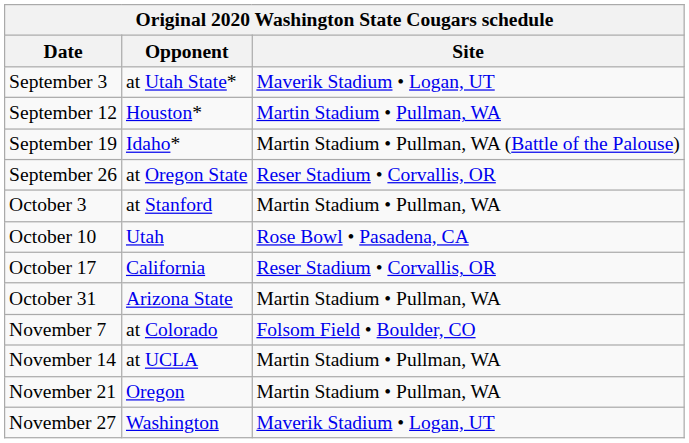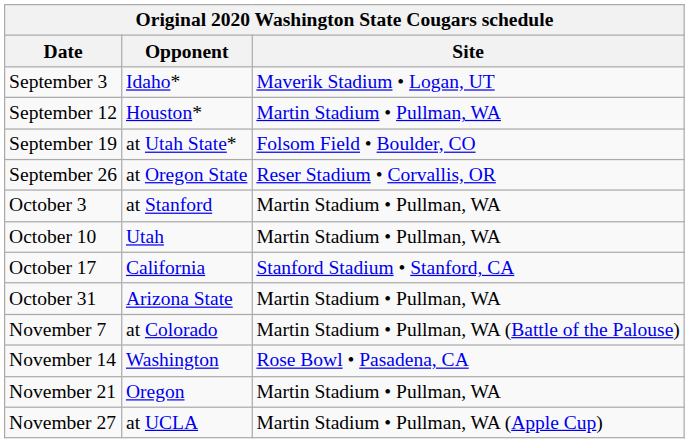(181, 81) at Utah State* -> (153, 81) Idaho*
(153, 143) Idaho* -> (181, 143) at Utah State*
(468, 143) Martin Stadium • Pullman, WA (Battle of the Palouse) -> (366, 143) Folsom Field • Boulder, CO
(363, 236) Rose Bowl • Pasadena, CA -> (379, 236) Martin Stadium • Pullman, WA
(376, 267) Reser Stadium • Corvallis, OR -> (385, 267) Stanford Stadium • Stanford, CA
(366, 329) Folsom Field • Boulder, CO -> (468, 329) Martin Stadium • Pullman, WA (Battle of the Palouse)
(162, 360) at UCLA -> (172, 360) Washington
(379, 360) Martin Stadium • Pullman, WA -> (363, 360) Rose Bowl • Pasadena, CA
(172, 422) Washington -> (162, 422) at UCLA
(376, 422) Maverik Stadium • Logan, UT -> (430, 422) Martin Stadium • Pullman, WA (Apple Cup)
